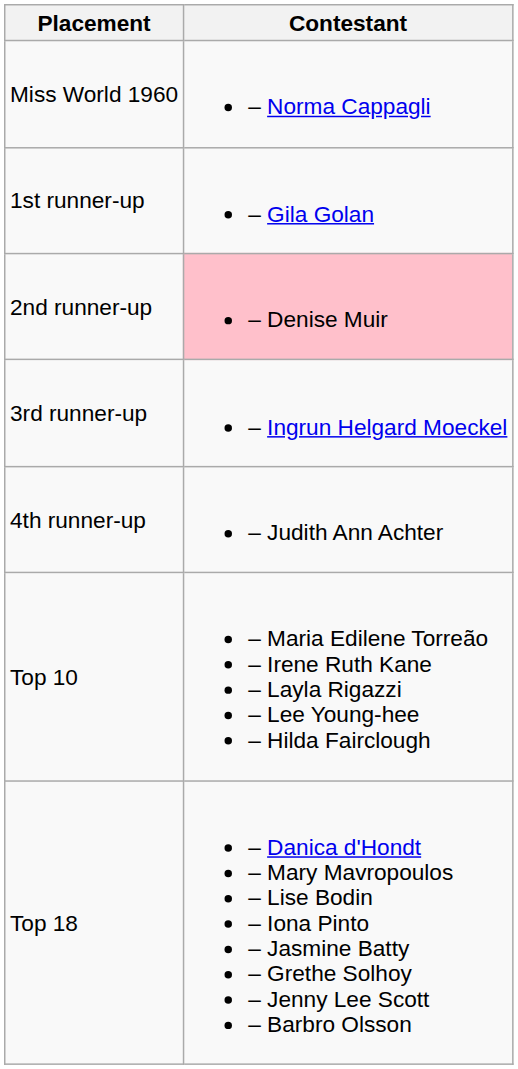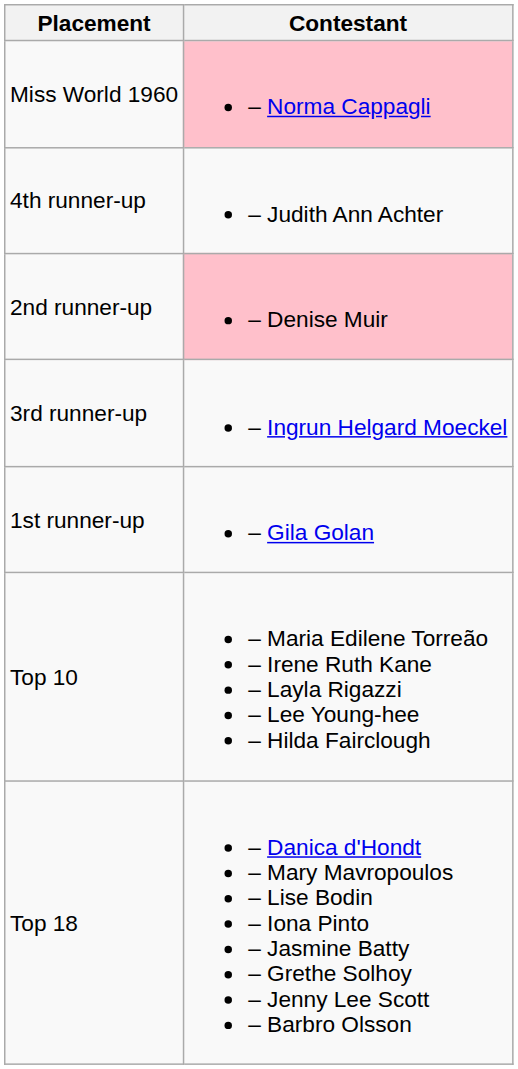(348, 107) no background -> (348, 107) pink background
rows swapped: (77, 200) <-> (78, 520)
